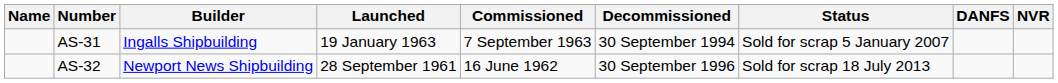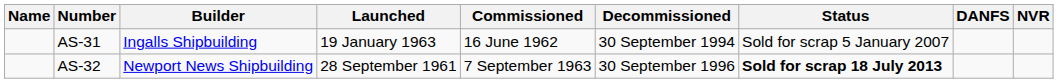(528, 41) 7 September 1963 -> (511, 41) 16 June 1962
(511, 66) 16 June 1962 -> (528, 66) 7 September 1963
(836, 66) normal -> (842, 66) bold
